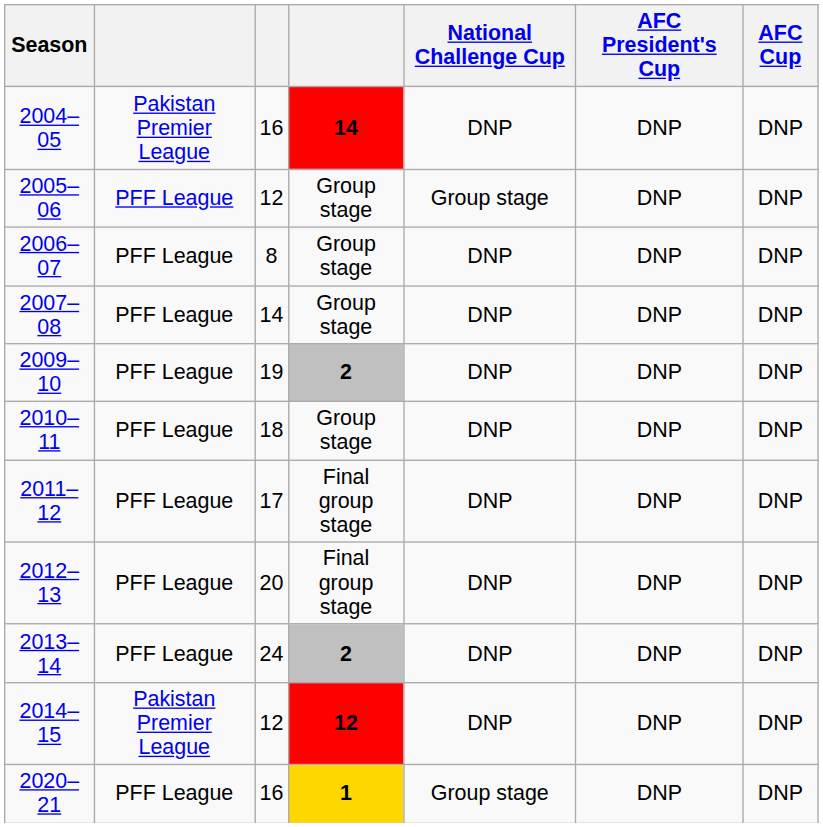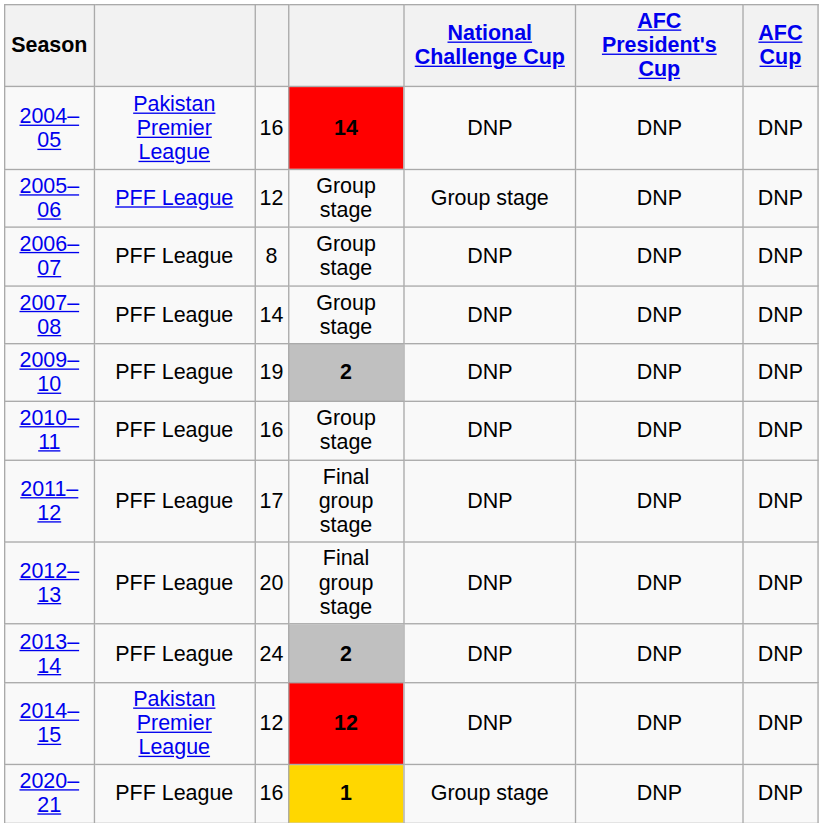(272, 430) 18 -> (272, 430) 16
